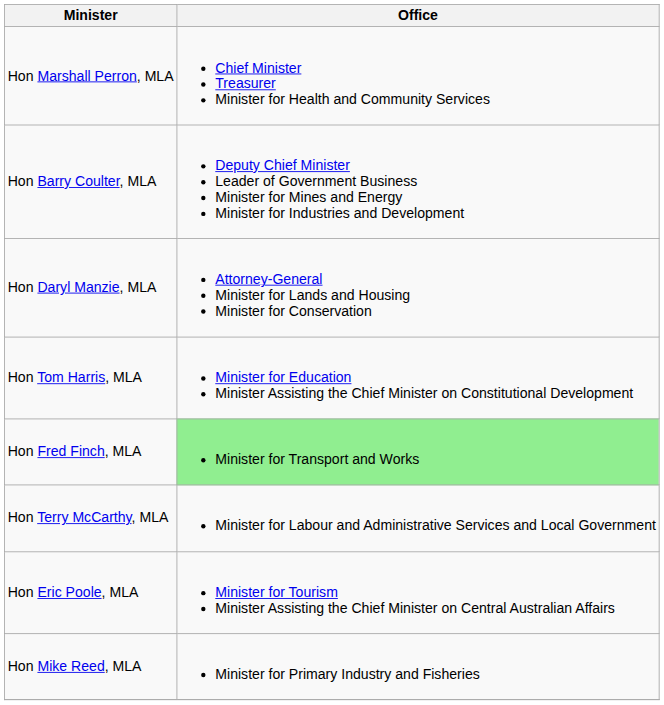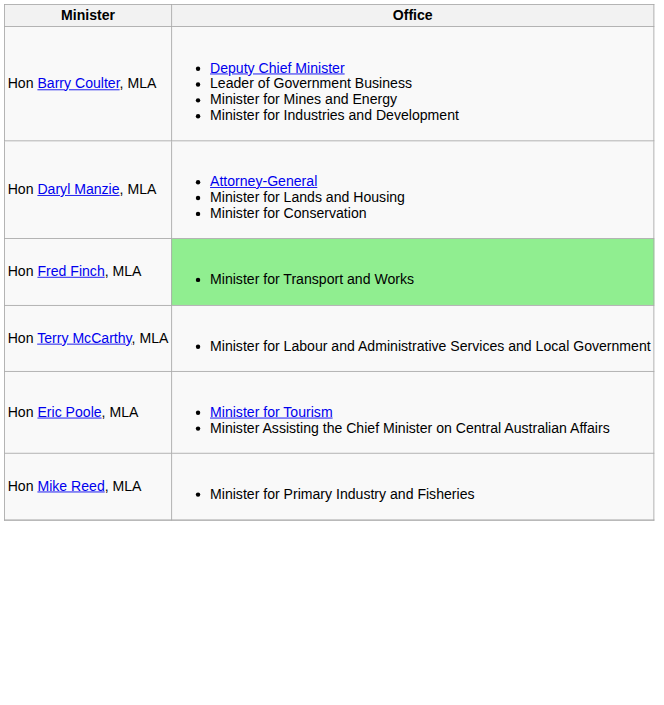- row: (91, 75)
- row: (75, 377)
